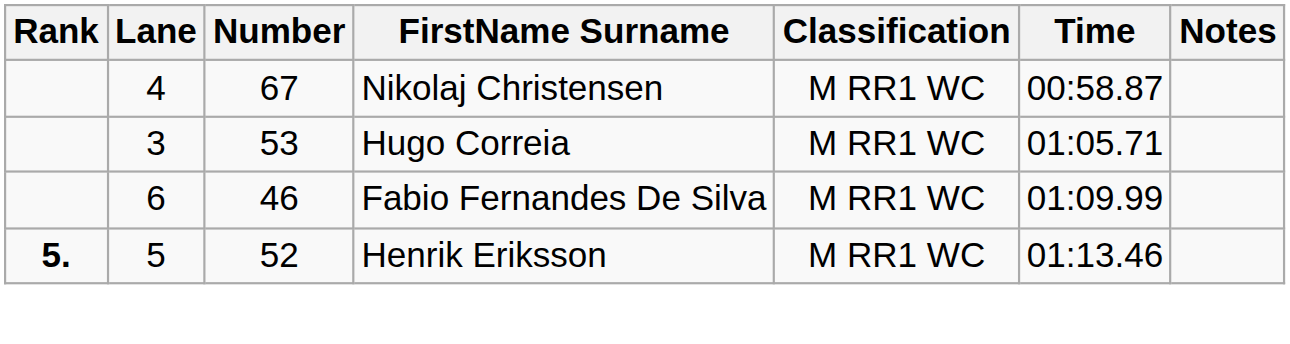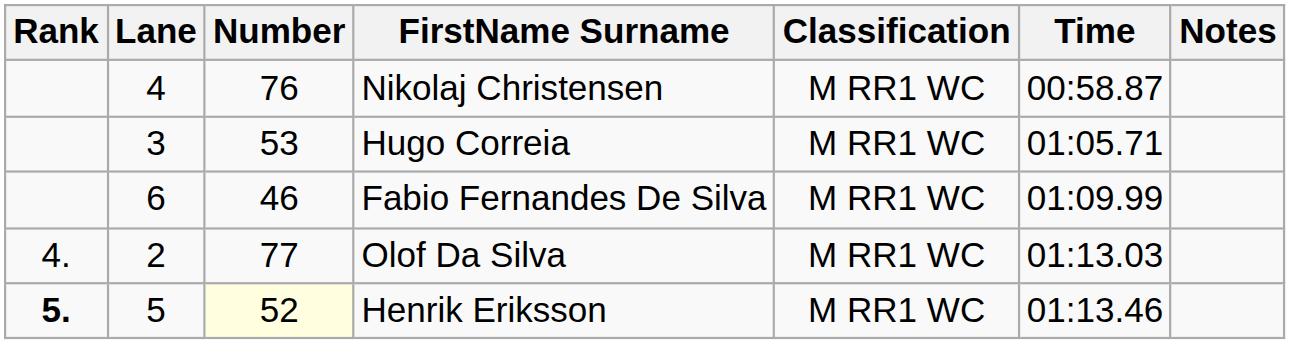(279, 87) 67 -> (279, 87) 76
+ row: (464, 254)
(279, 254) no background -> (279, 310) lightyellow background
